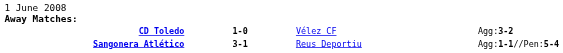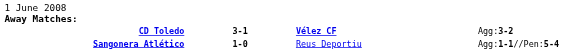(240, 31) 1-0 -> (240, 31) 3-1
(316, 31) normal -> (316, 31) bold
(240, 44) 3-1 -> (240, 44) 1-0
